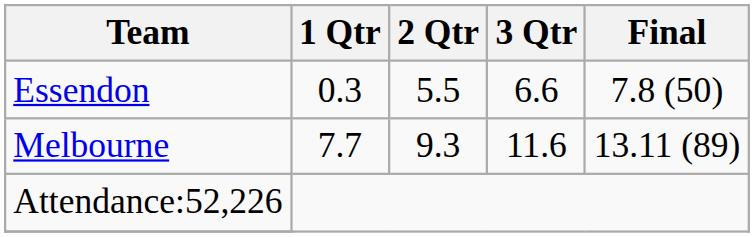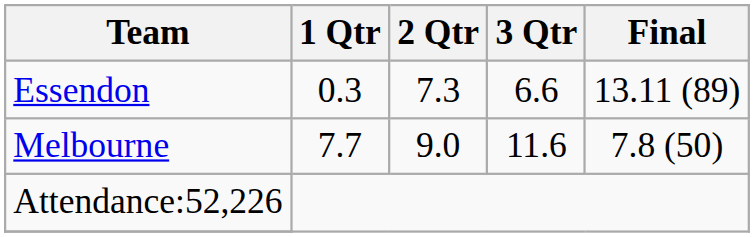(438, 88) 5.5 -> (438, 88) 7.3
(667, 88) 7.8 (50) -> (667, 88) 13.11 (89)
(438, 145) 9.3 -> (438, 145) 9.0
(667, 145) 13.11 (89) -> (667, 145) 7.8 (50)
